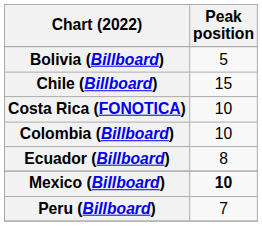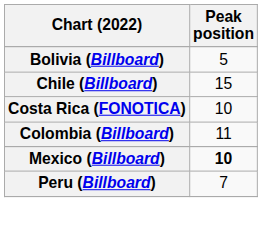(224, 134) 10 -> (224, 134) 11
- row: (97, 158)
